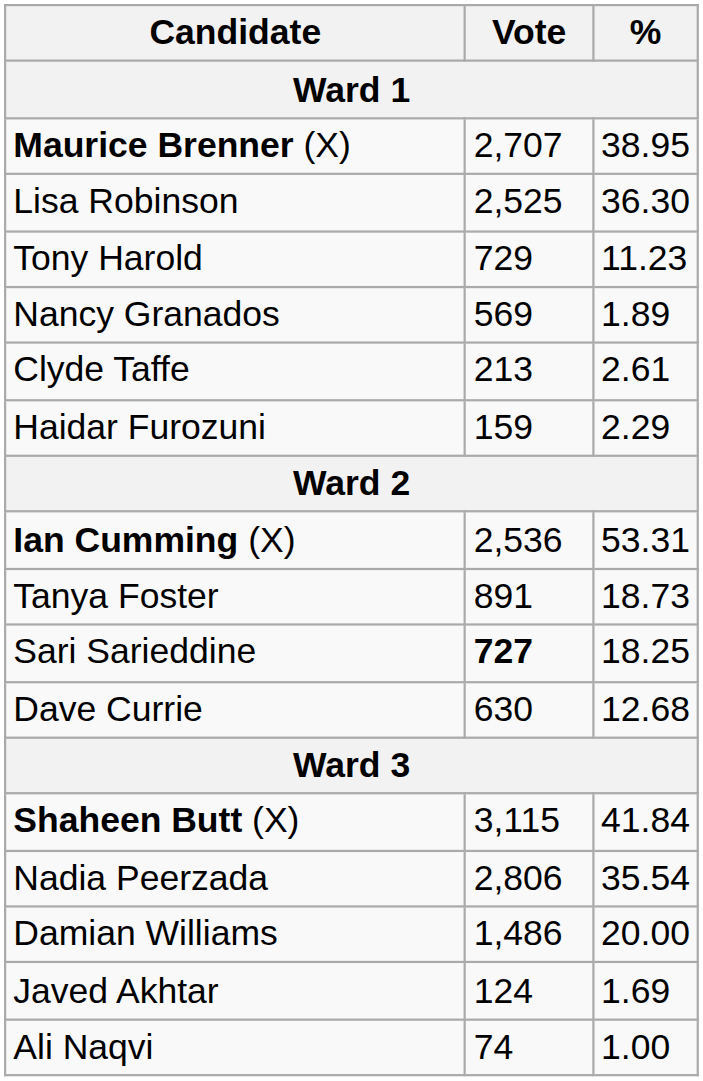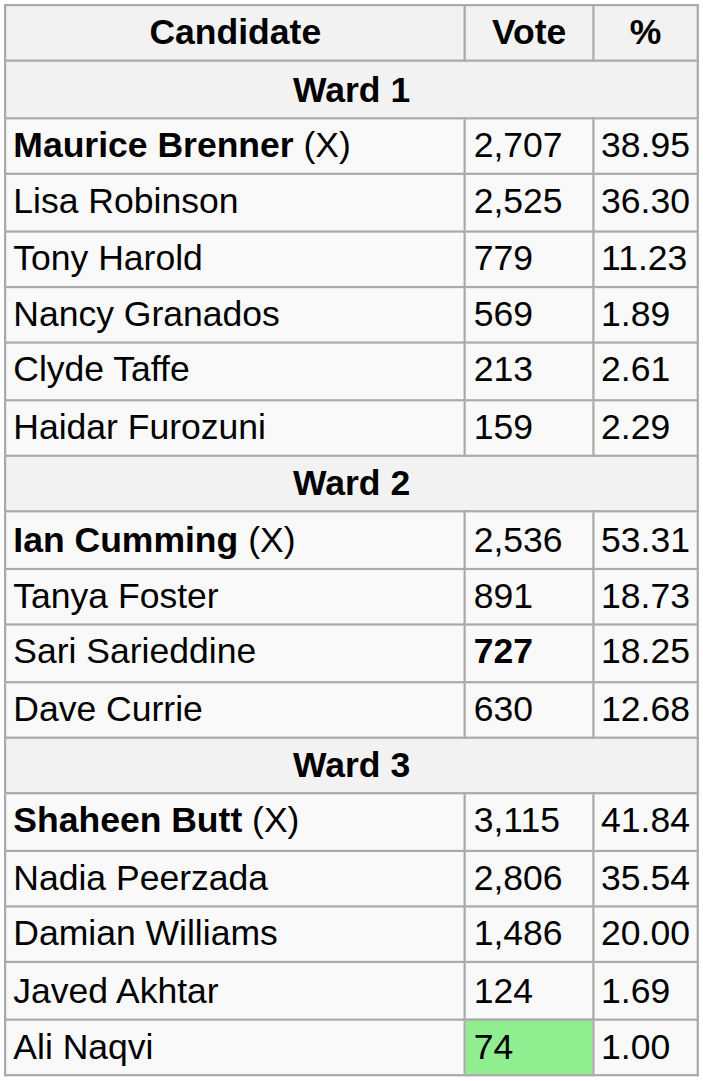(503, 257) 729 -> (503, 257) 779
(493, 1046) no background -> (493, 1046) lightgreen background
